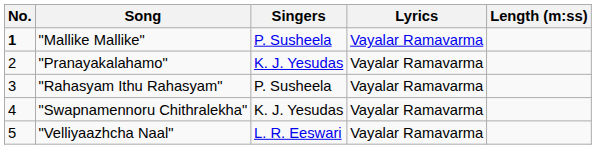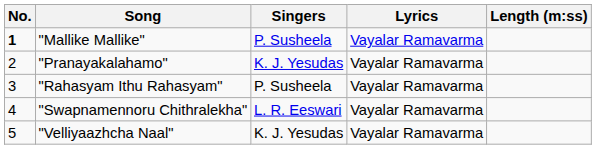(299, 110) K. J. Yesudas -> (298, 110) L. R. Eeswari
(298, 133) L. R. Eeswari -> (299, 133) K. J. Yesudas
